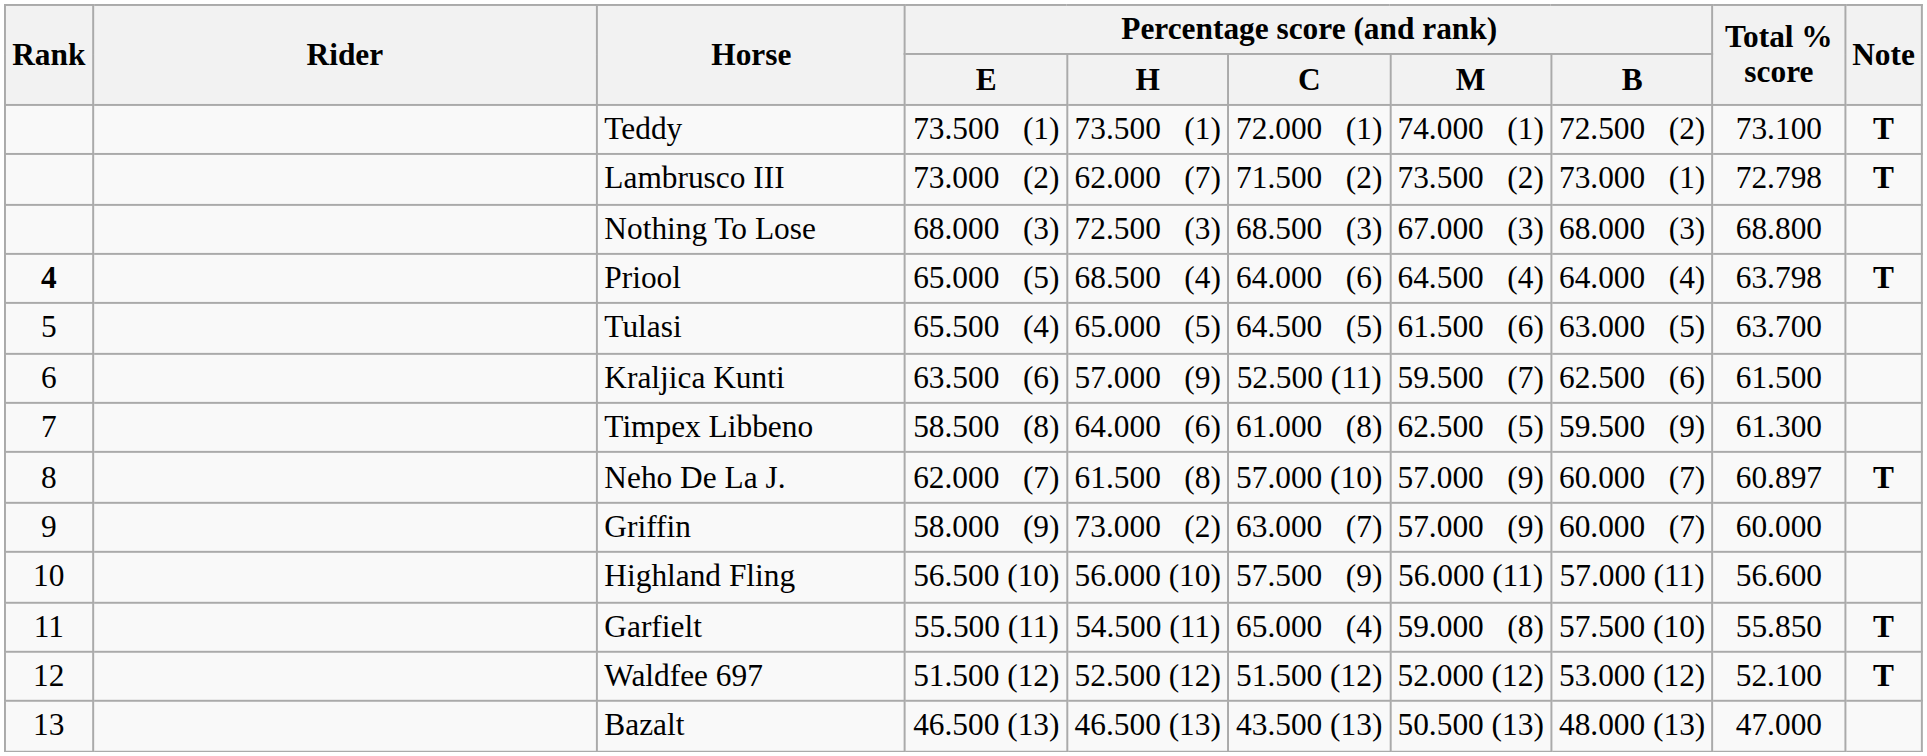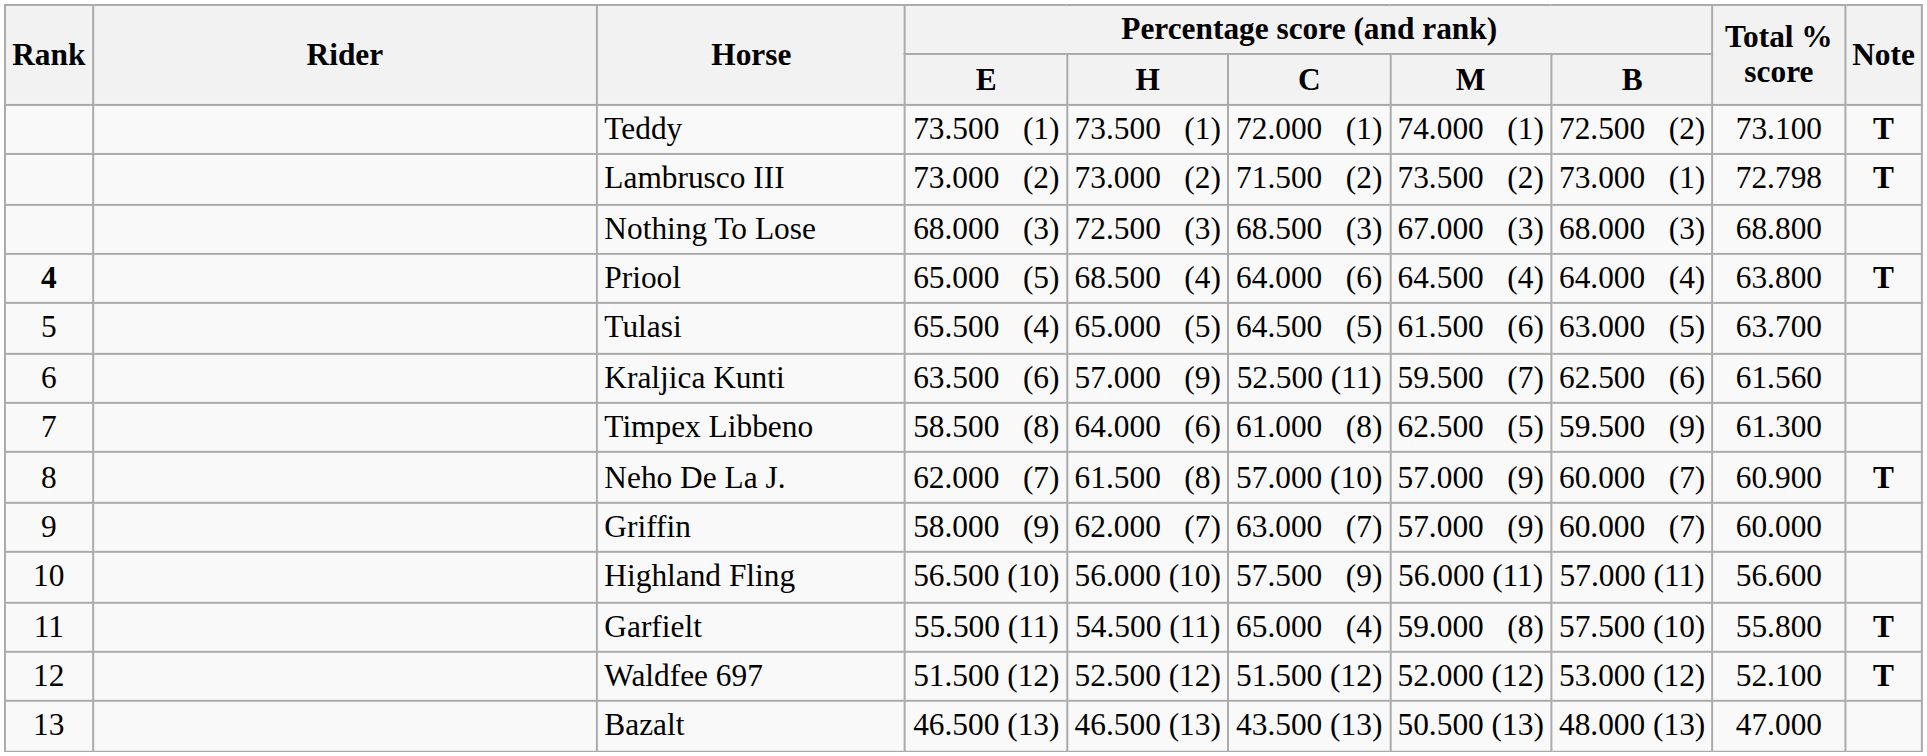(1148, 178) 62.000 (7) -> (1148, 178) 73.000 (2)
(1779, 278) 63.798 -> (1779, 278) 63.800
(1779, 377) 61.500 -> (1779, 377) 61.560
(1779, 476) 60.897 -> (1779, 476) 60.900
(1148, 526) 73.000 (2) -> (1148, 526) 62.000 (7)
(1779, 626) 55.850 -> (1779, 626) 55.800
